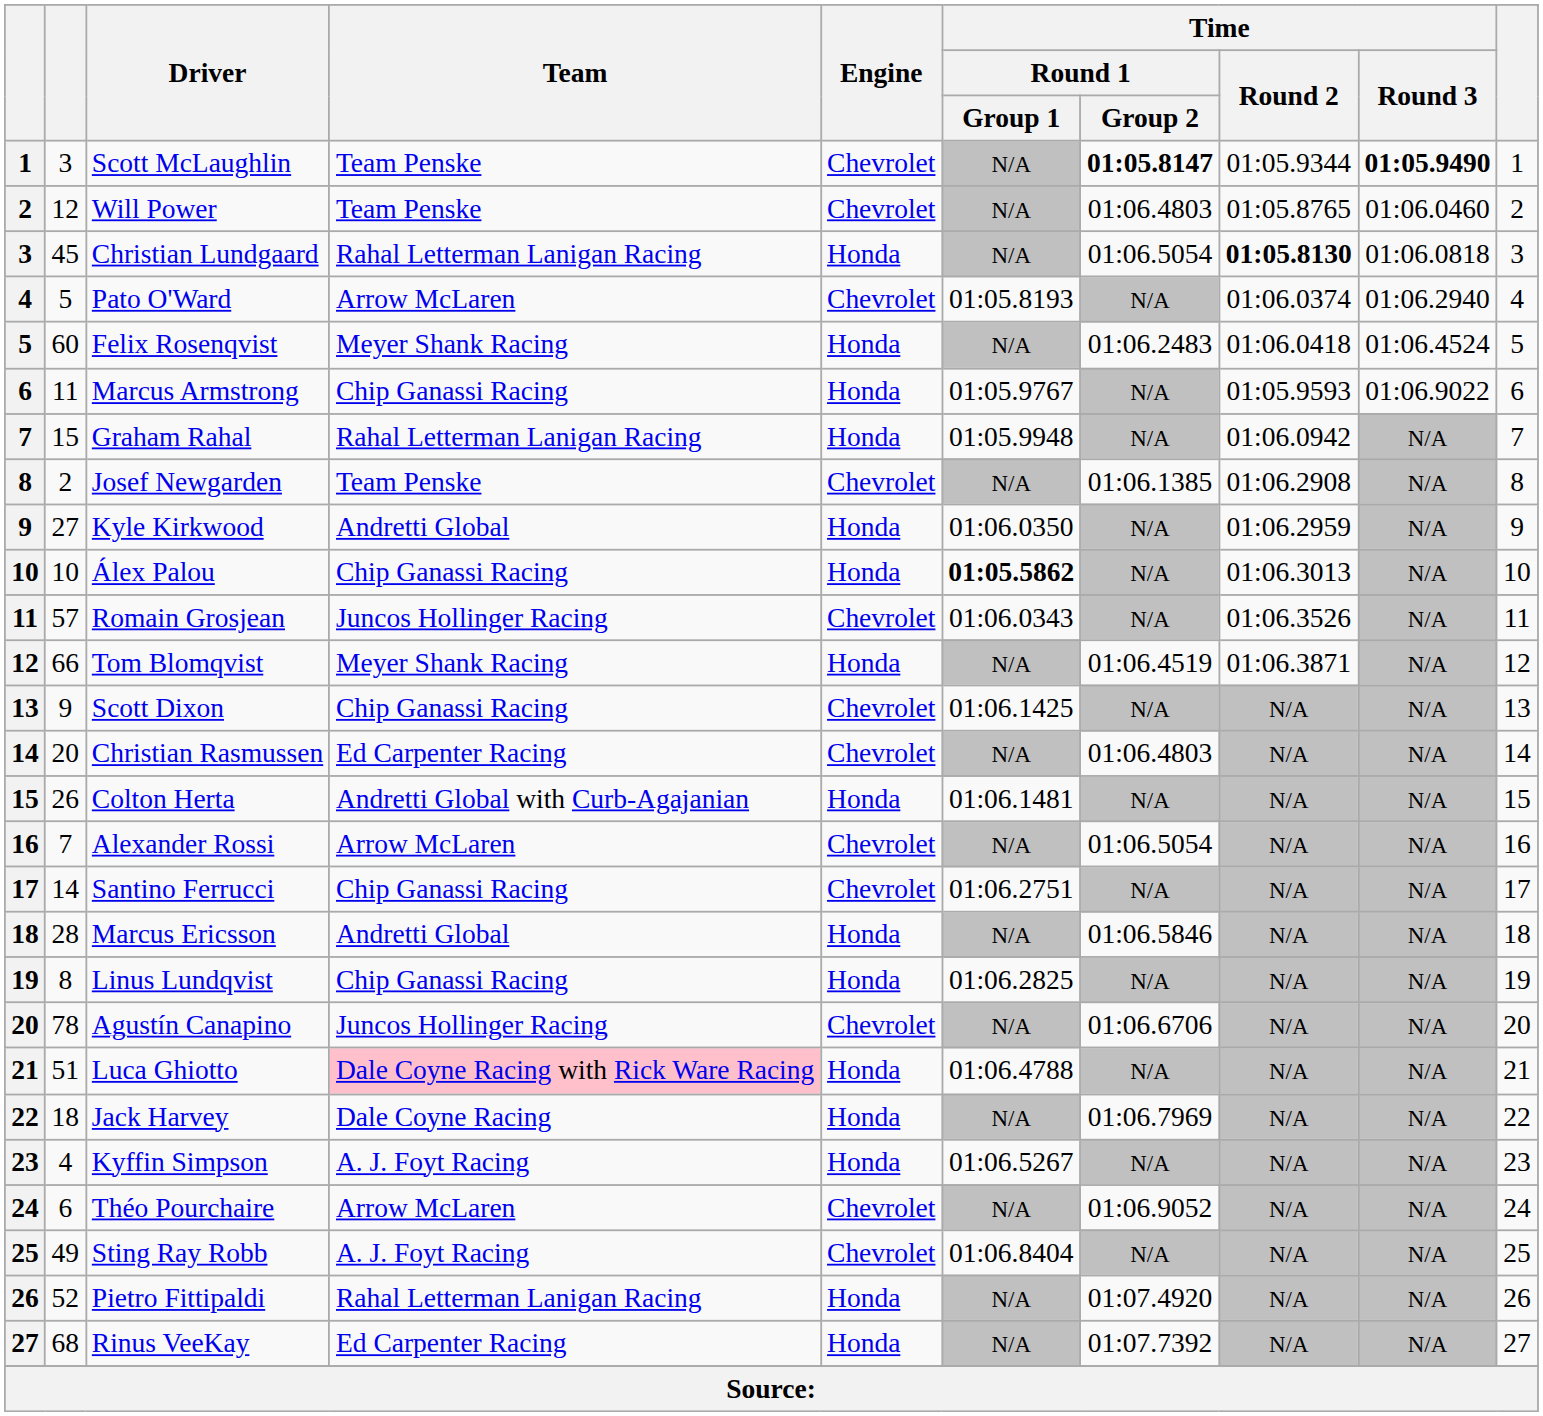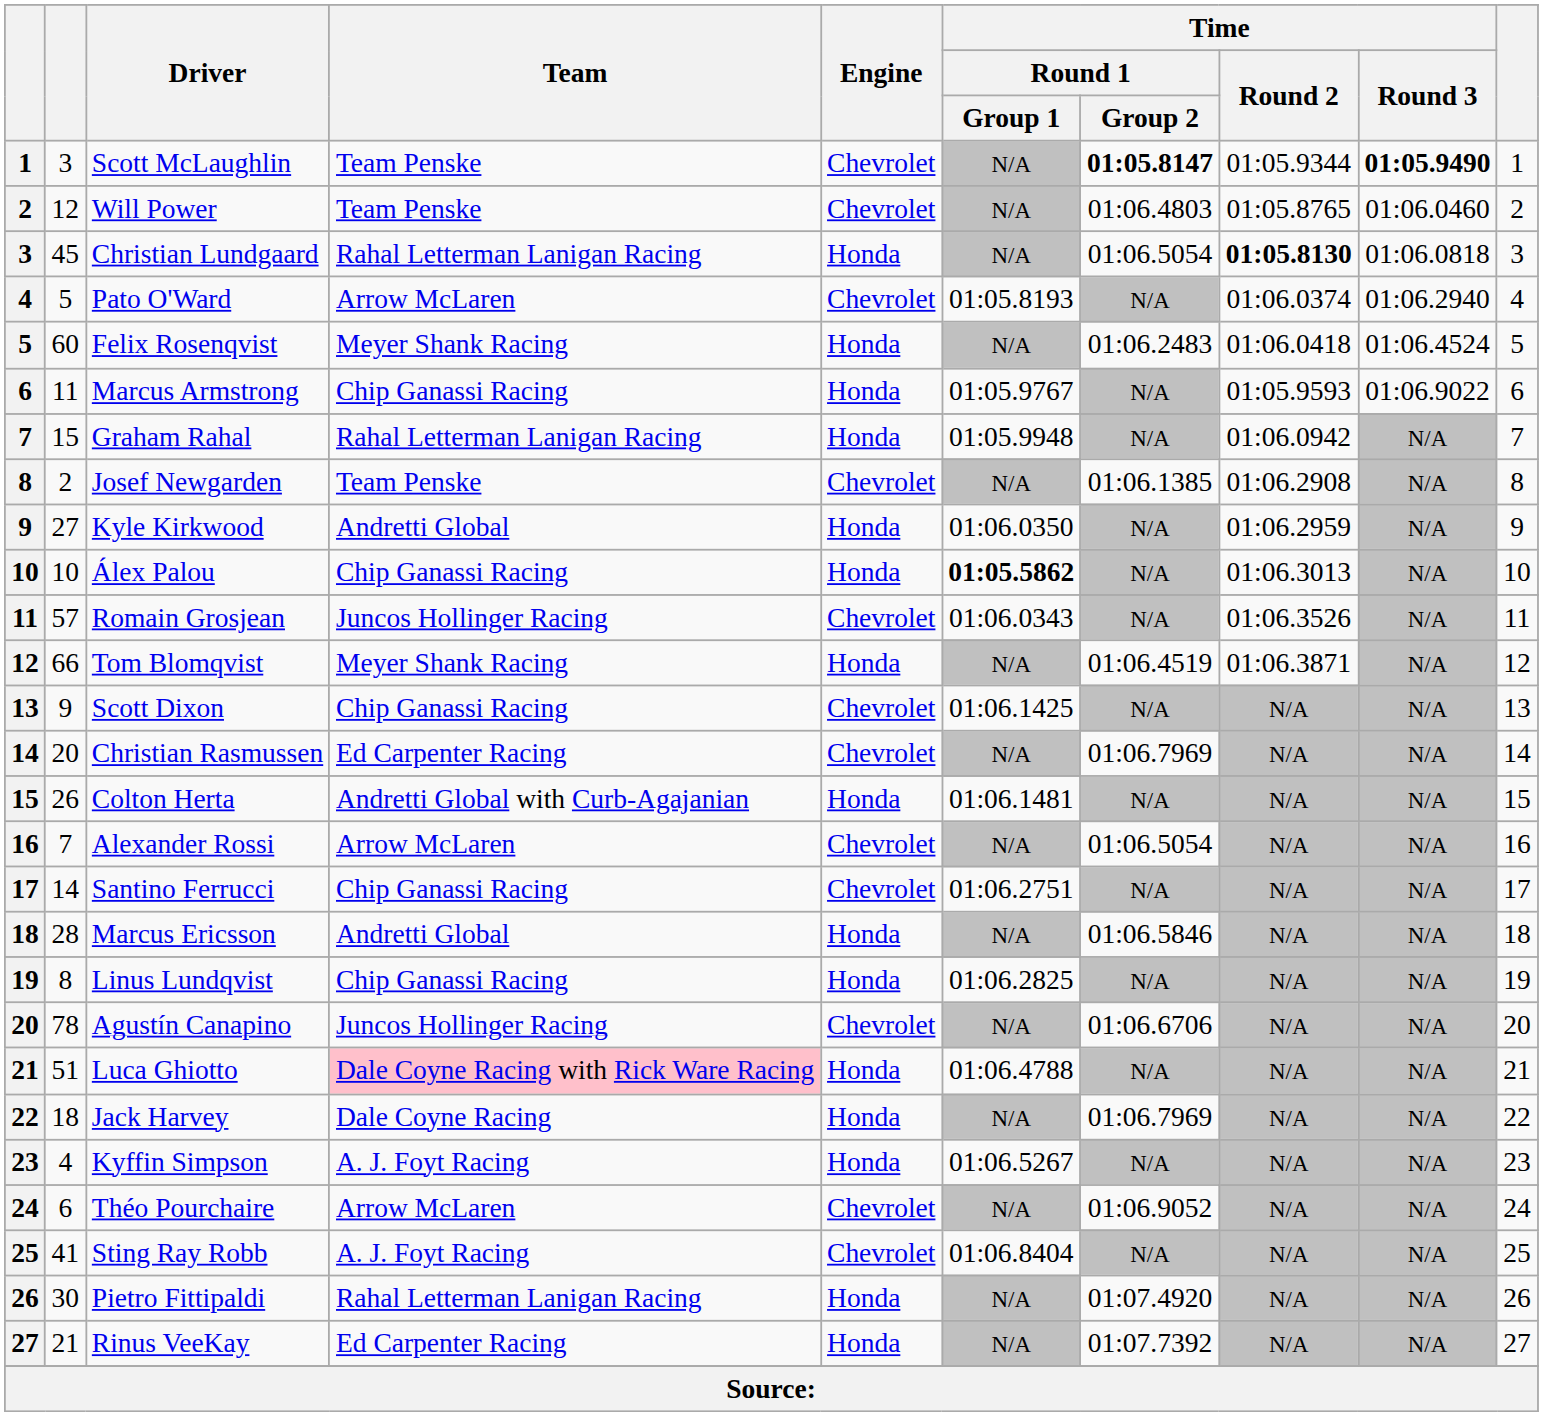(1150, 753) 01:06.4803 -> (1150, 753) 01:06.7969
(65, 1252) 49 -> (65, 1252) 41
(65, 1297) 52 -> (65, 1297) 30
(65, 1342) 68 -> (65, 1342) 21
